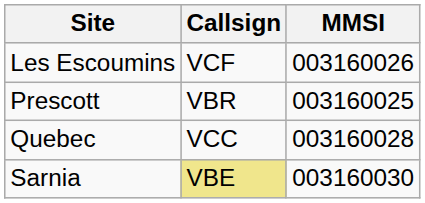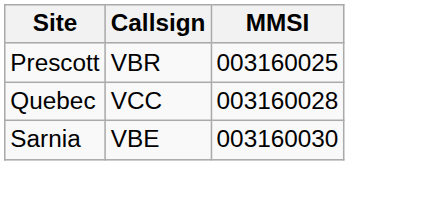- row: (93, 62)
(211, 178) khaki background -> (135, 139) no background
